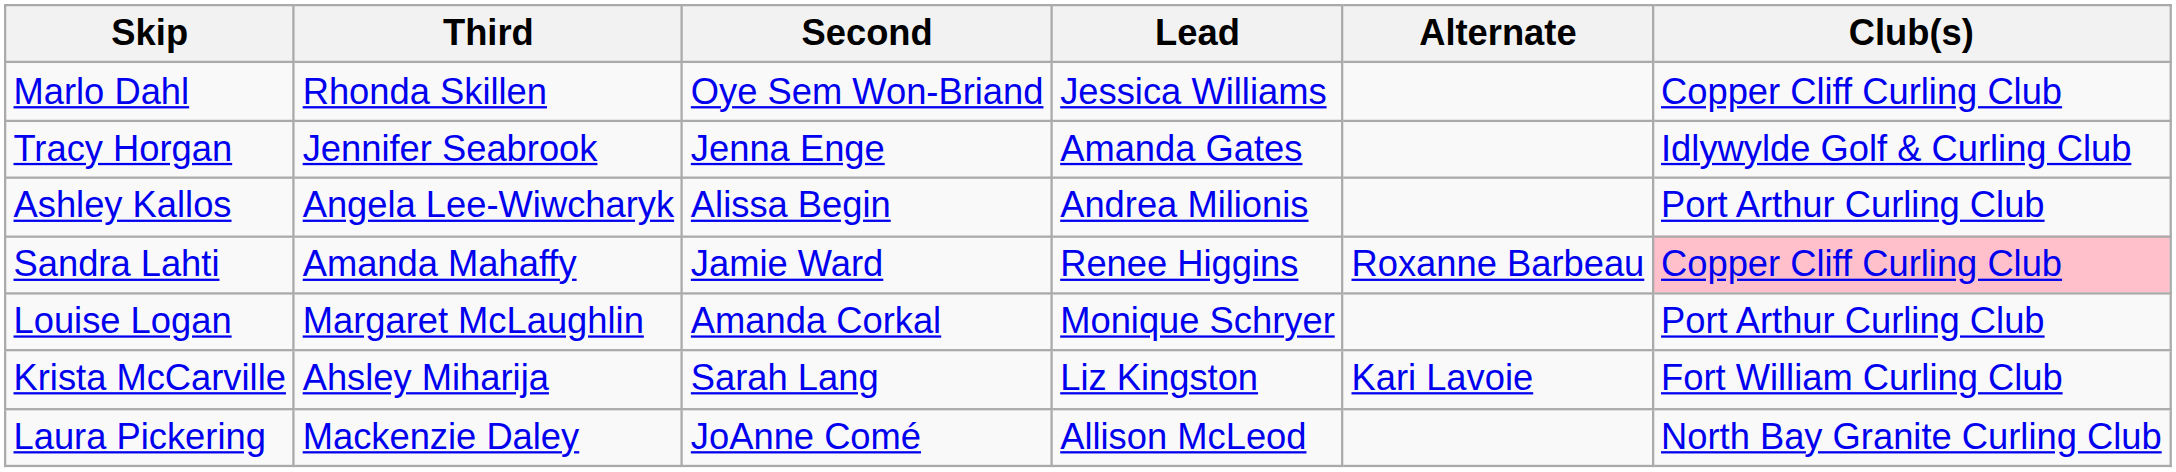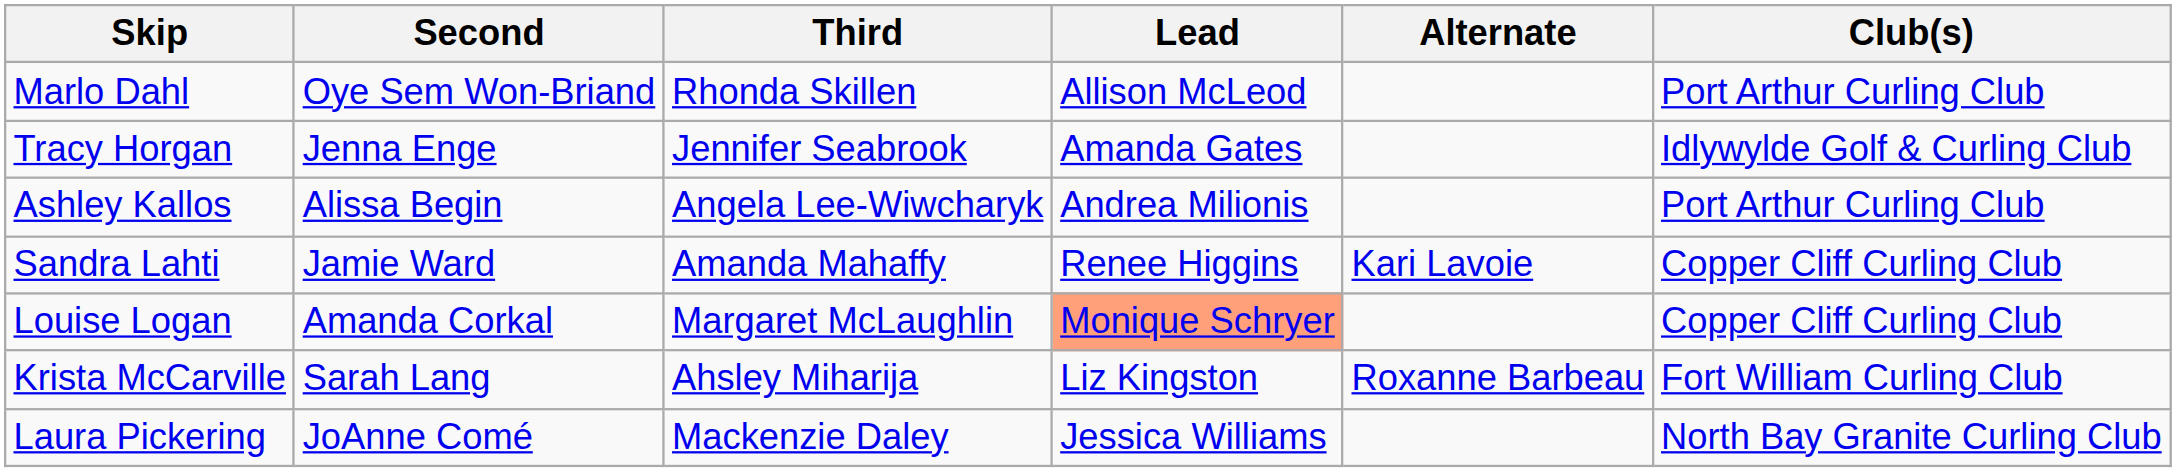columns swapped: (488, 33) <-> (867, 33)
(1193, 90) Jessica Williams -> (1183, 90) Allison McLeod
(1862, 90) Copper Cliff Curling Club -> (1853, 90) Port Arthur Curling Club
(1498, 263) Roxanne Barbeau -> (1442, 263) Kari Lavoie
(1862, 263) pink background -> (1862, 263) no background
(1197, 321) no background -> (1197, 321) lightsalmon background
(1853, 321) Port Arthur Curling Club -> (1862, 321) Copper Cliff Curling Club
(1442, 378) Kari Lavoie -> (1498, 378) Roxanne Barbeau
(1183, 436) Allison McLeod -> (1193, 436) Jessica Williams
